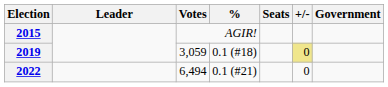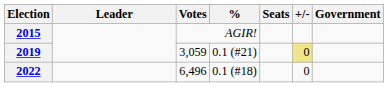(235, 52) 0.1 (#18) -> (235, 52) 0.1 (#21)
(193, 71) 6,494 -> (193, 71) 6,496
(235, 71) 0.1 (#21) -> (235, 71) 0.1 (#18)
